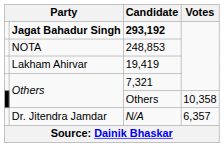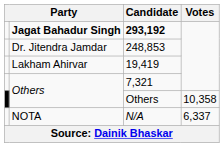(27, 47) NOTA -> (59, 47) Dr. Jitendra Jamdar
(59, 116) Dr. Jitendra Jamdar -> (27, 116) NOTA
(197, 116) 6,357 -> (197, 116) 6,337
